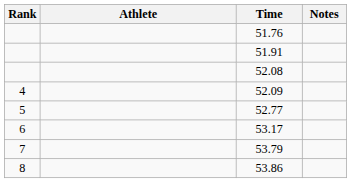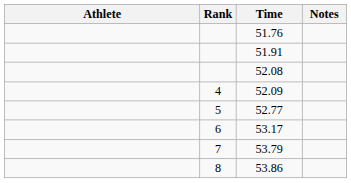columns swapped: (22, 14) <-> (138, 14)
